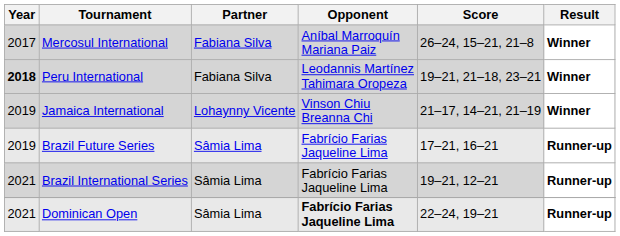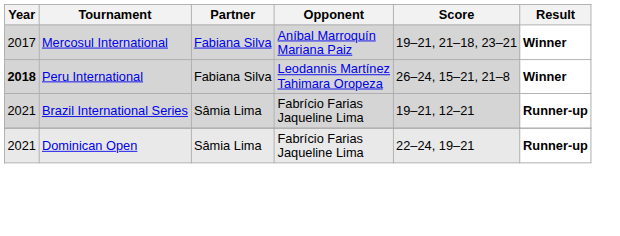(477, 42) 26–24, 15–21, 21–8 -> (457, 42) 19–21, 21–18, 23–21
(481, 77) 19–21, 21–18, 23–21 -> (453, 77) 26–24, 15–21, 21–8
- row: (103, 111)
- row: (98, 146)
(348, 215) bold -> (321, 146) normal
